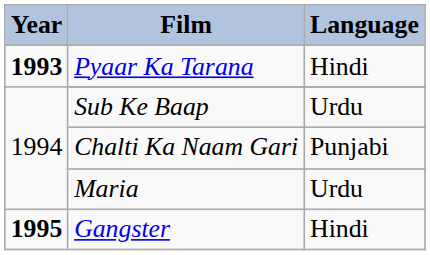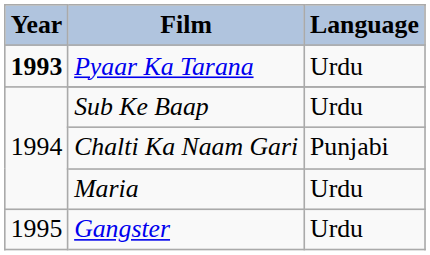(339, 65) Hindi -> (337, 65) Urdu
(37, 229) bold -> (37, 229) normal
(339, 229) Hindi -> (337, 229) Urdu
